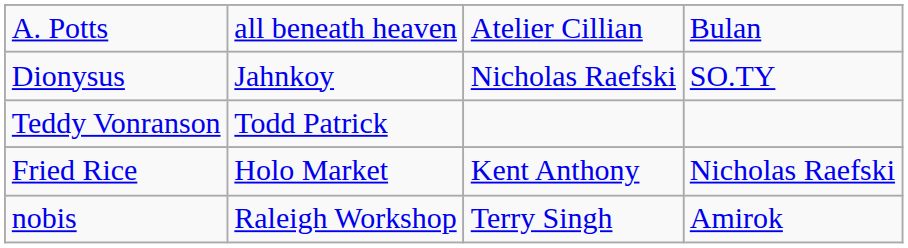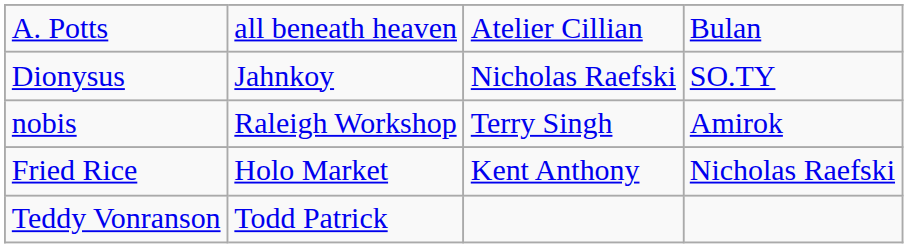rows swapped: (44, 218) <-> (116, 123)
